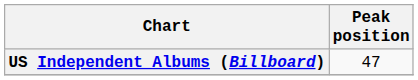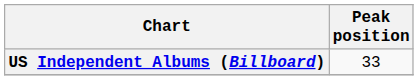(371, 62) 47 -> (371, 62) 33
